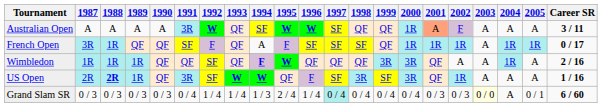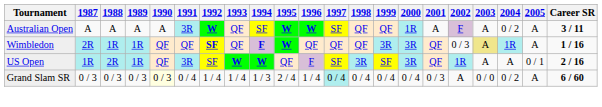(436, 28) lightsalmon background -> (436, 28) no background
(510, 28) A -> (510, 28) 0 / 2
- row: (33, 44)
(88, 61) 1R -> (88, 44) 2R
(212, 61) normal -> (212, 44) bold
(460, 61) A -> (460, 44) 0 / 3
(485, 61) no background -> (485, 44) khaki background
(572, 61) 2 / 16 -> (572, 44) 1 / 16
(88, 77) 2R -> (88, 61) 1R
(113, 77) bold -> (113, 61) normal
(535, 77) A -> (535, 61) 0 / 1
(572, 77) 1 / 16 -> (572, 61) 2 / 16
(162, 94) no background -> (162, 77) lightyellow background
(460, 94) 0 / 3 -> (460, 77) A
(485, 94) lightyellow background -> (485, 77) no background
(510, 94) A -> (510, 77) 0 / 2
(535, 94) 0 / 1 -> (535, 77) A
